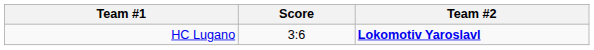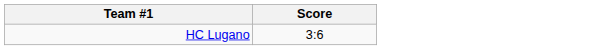- column: (472, 14)
